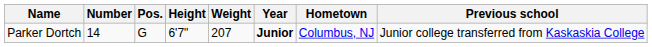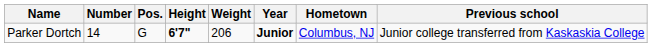(178, 33) normal -> (179, 33) bold
(221, 33) 207 -> (221, 33) 206
